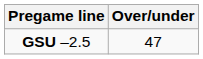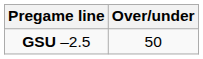(153, 41) 47 -> (153, 41) 50
